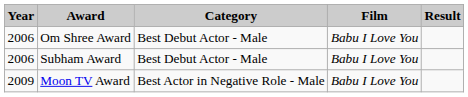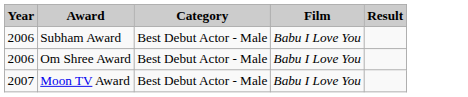rows swapped: (86, 37) <-> (81, 59)
(21, 81) 2009 -> (21, 81) 2007
(231, 81) Best Actor in Negative Role - Male -> (202, 81) Best Debut Actor - Male
